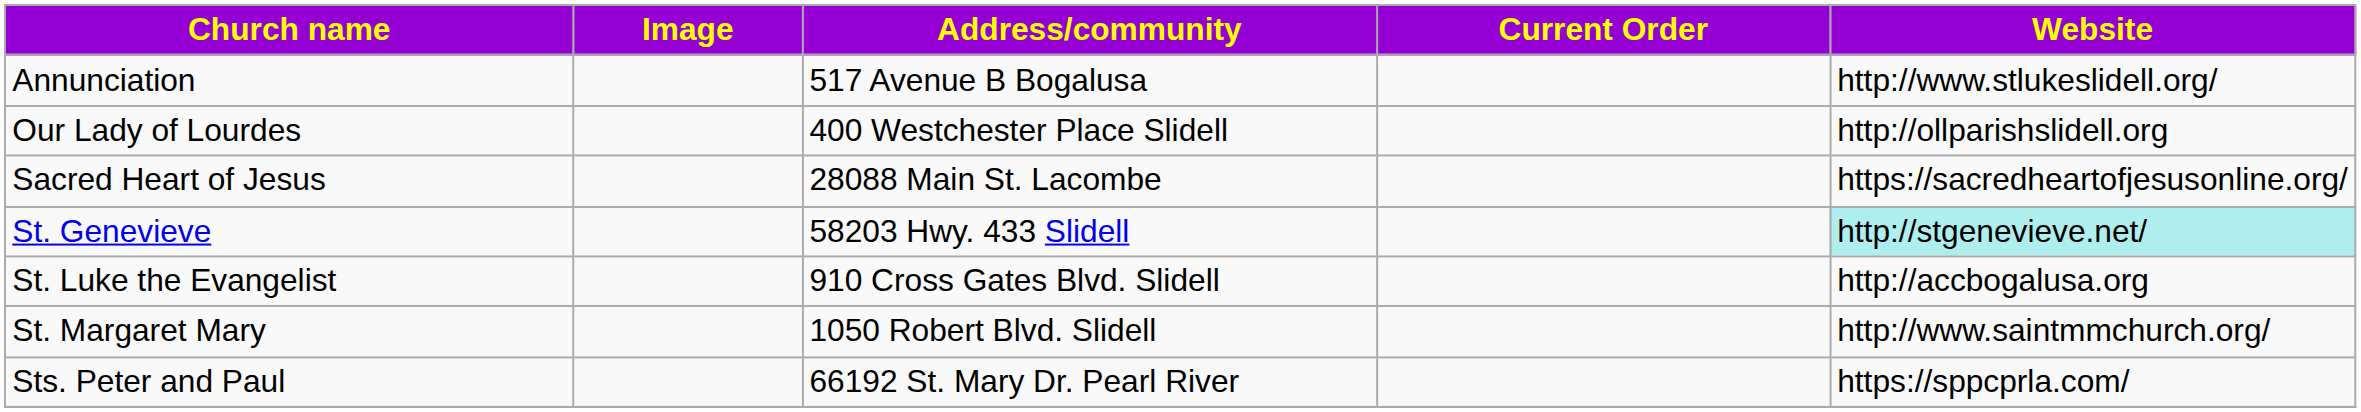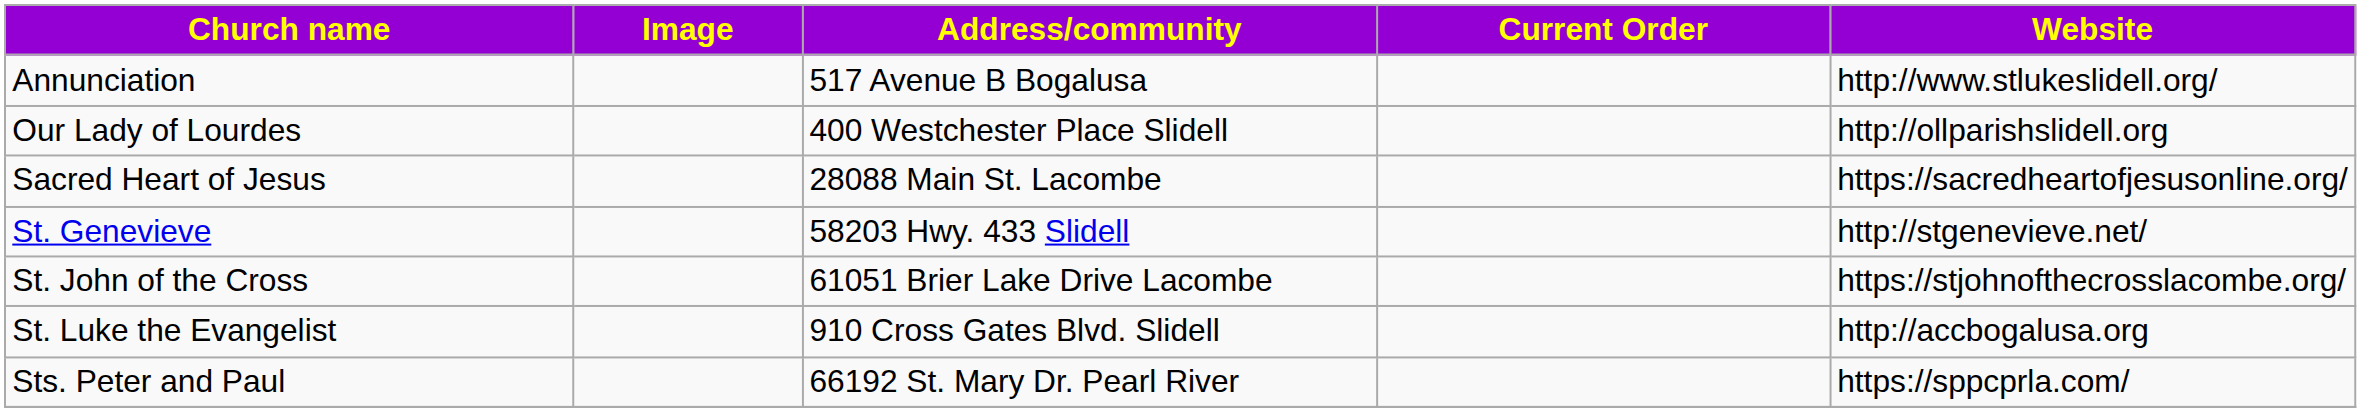(1992, 230) paleturquoise background -> (1992, 230) no background
+ row: (160, 280)
- row: (139, 331)
